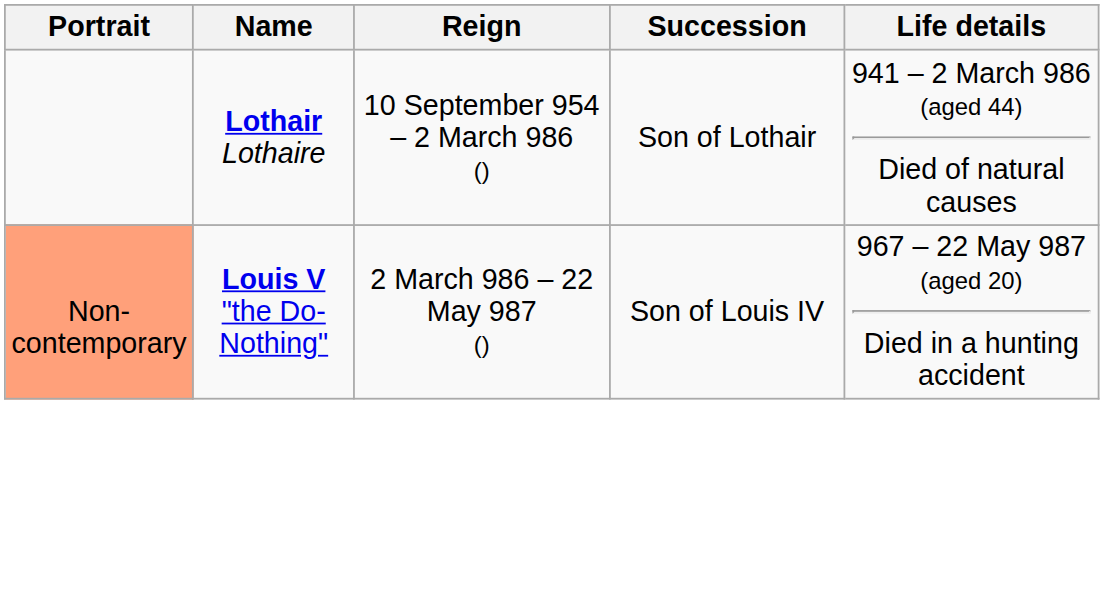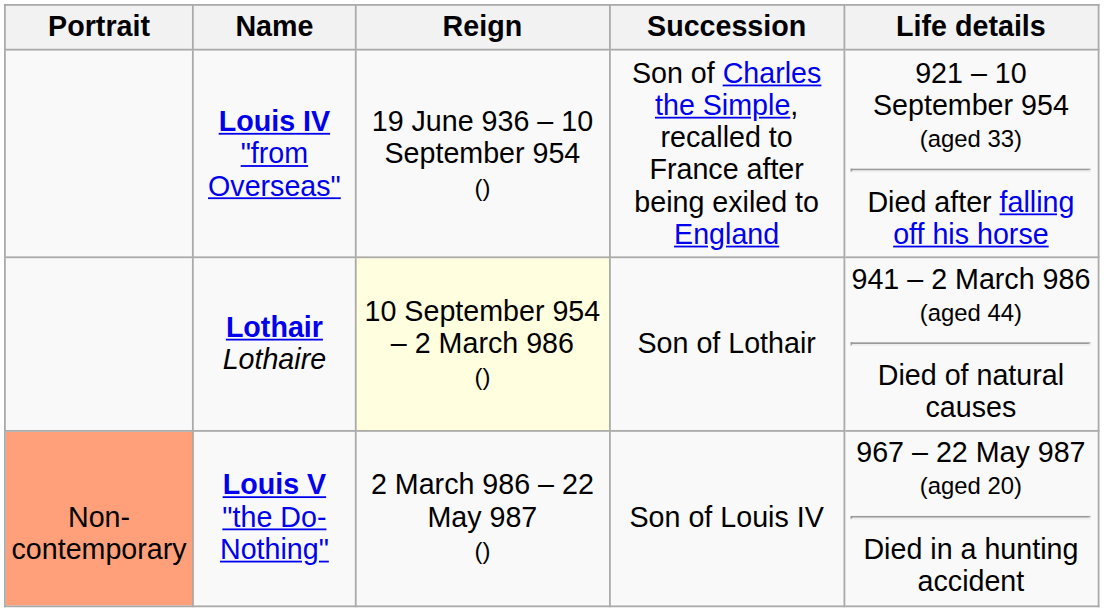+ row: (274, 153)
(482, 137) no background -> (482, 343) lightyellow background
